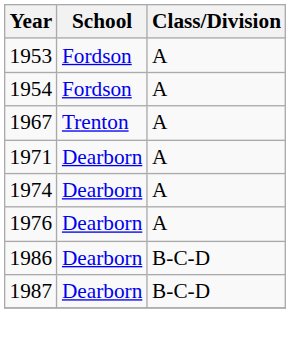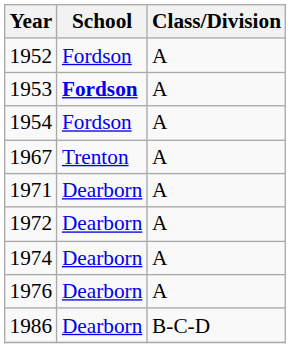+ row: (31, 55)
(97, 55) normal -> (100, 88) bold
+ row: (31, 223)
- row: (31, 291)
